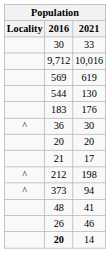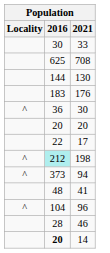- row: (89, 61)
+ row: (83, 61)
- row: (89, 77)
(59, 93) 544 -> (57, 77) 144
(59, 158) 21 -> (57, 142) 22
(59, 175) no background -> (57, 158) paleturquoise background
+ row: (83, 207)
(59, 223) 26 -> (57, 223) 28
